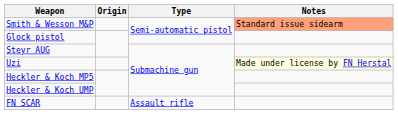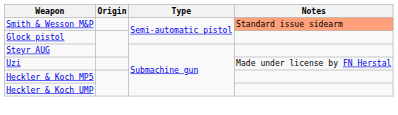(314, 63) lightyellow background -> (314, 63) no background
- row: (23, 103)
